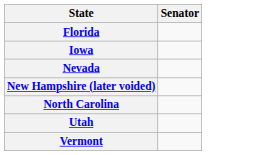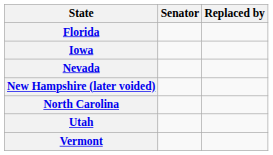+ column: (235, 13)
